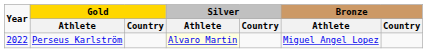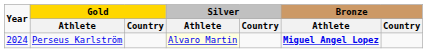(17, 40) 2022 -> (17, 40) 2024
(331, 40) normal -> (331, 40) bold
